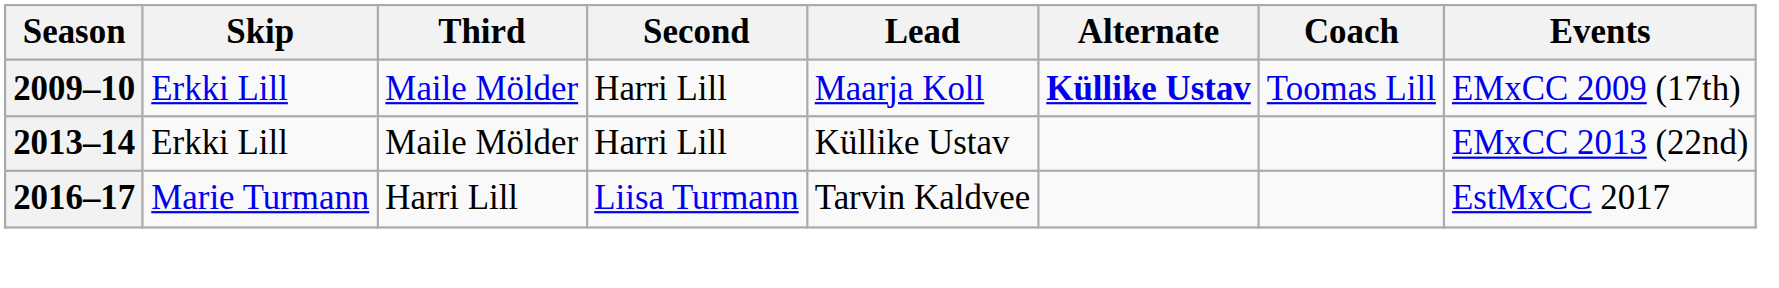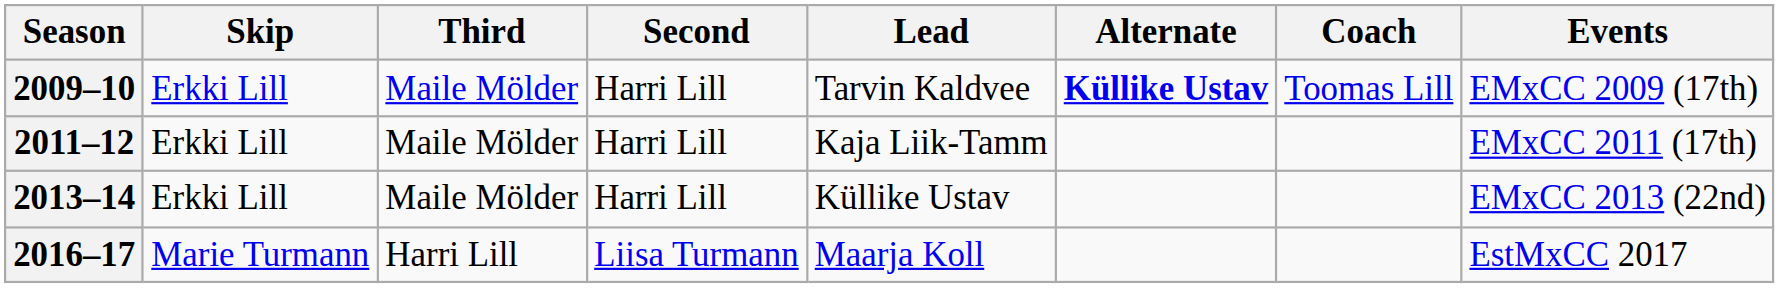(900, 87) Maarja Koll -> (922, 87) Tarvin Kaldvee
+ row: (74, 142)
(922, 198) Tarvin Kaldvee -> (900, 253) Maarja Koll
